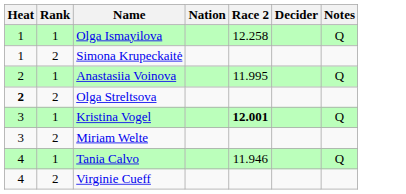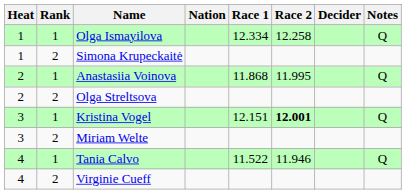+ column: (250, 14)
(21, 96) bold -> (21, 96) normal
